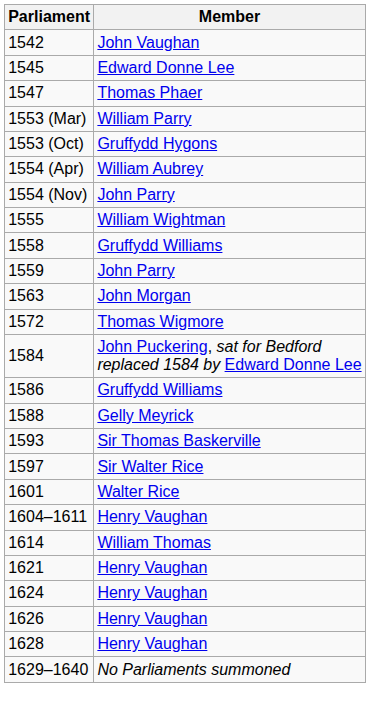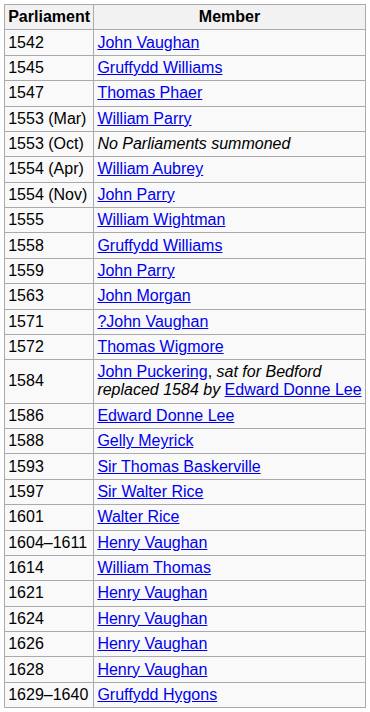(166, 67) Edward Donne Lee -> (160, 67) Gruffydd Williams
(157, 144) Gruffydd Hygons -> (194, 144) No Parliaments summoned
+ row: (26, 321)
(160, 390) Gruffydd Williams -> (166, 415) Edward Donne Lee
(194, 669) No Parliaments summoned -> (157, 694) Gruffydd Hygons
